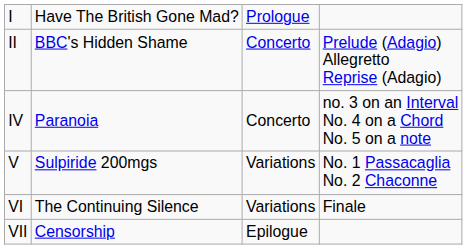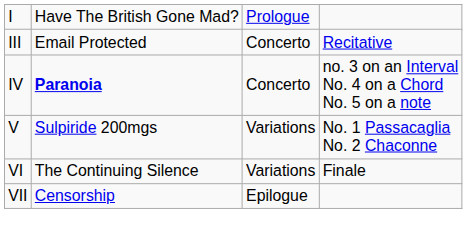- row: (13, 42)
+ row: (15, 42)
(67, 120) normal -> (68, 85) bold
